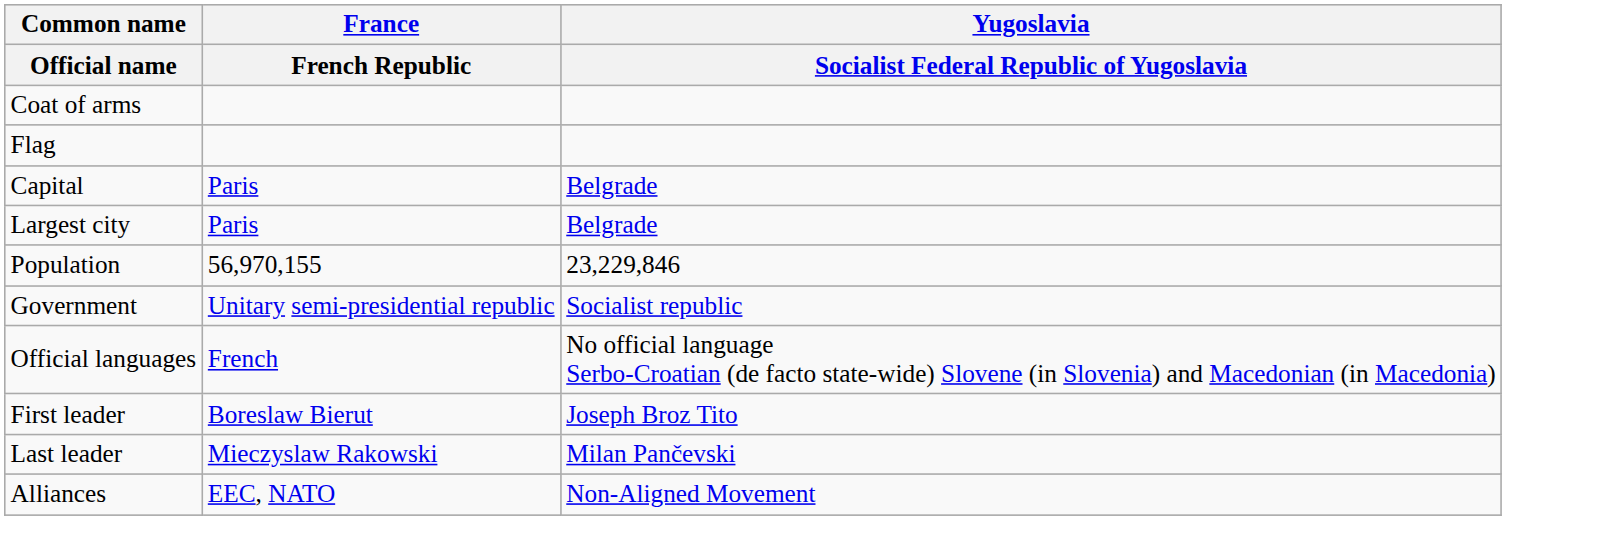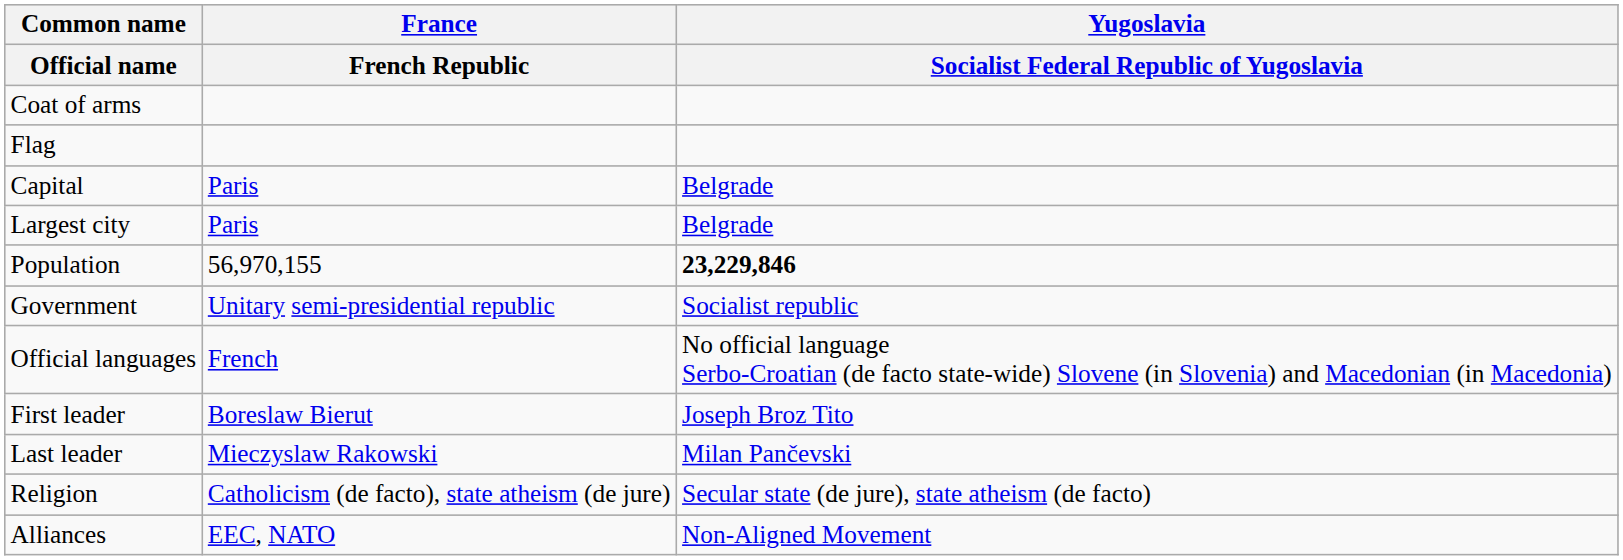(623, 265) normal -> (739, 265) bold
+ row: (54, 494)
